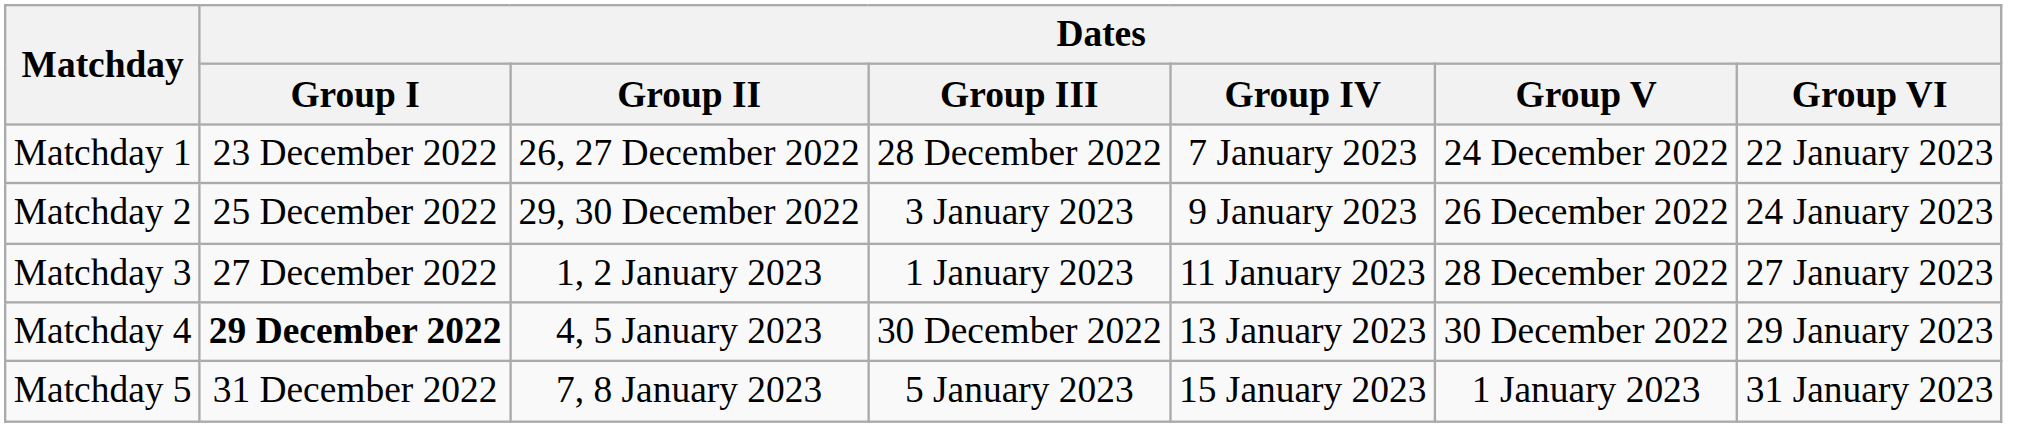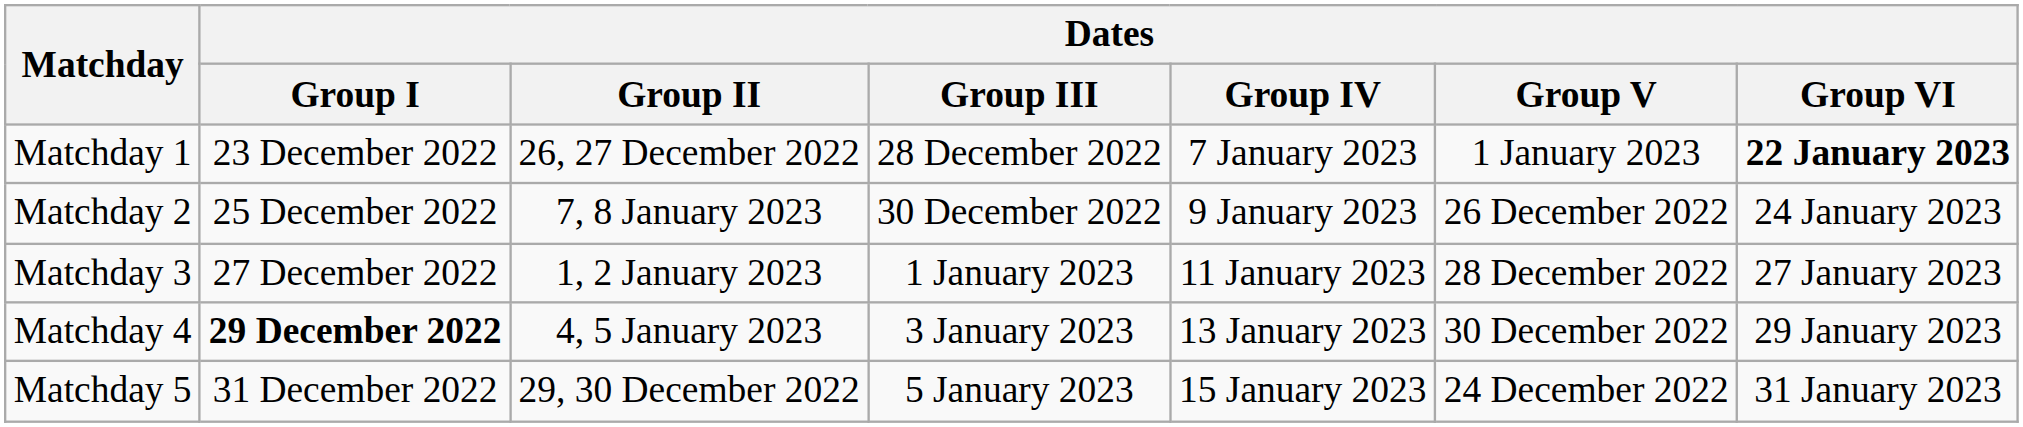(1586, 152) 24 December 2022 -> (1586, 152) 1 January 2023
(1870, 152) normal -> (1878, 152) bold
(689, 212) 29, 30 December 2022 -> (689, 212) 7, 8 January 2023
(1019, 212) 3 January 2023 -> (1019, 212) 30 December 2022
(1019, 331) 30 December 2022 -> (1019, 331) 3 January 2023
(689, 390) 7, 8 January 2023 -> (689, 390) 29, 30 December 2022
(1586, 390) 1 January 2023 -> (1586, 390) 24 December 2022
